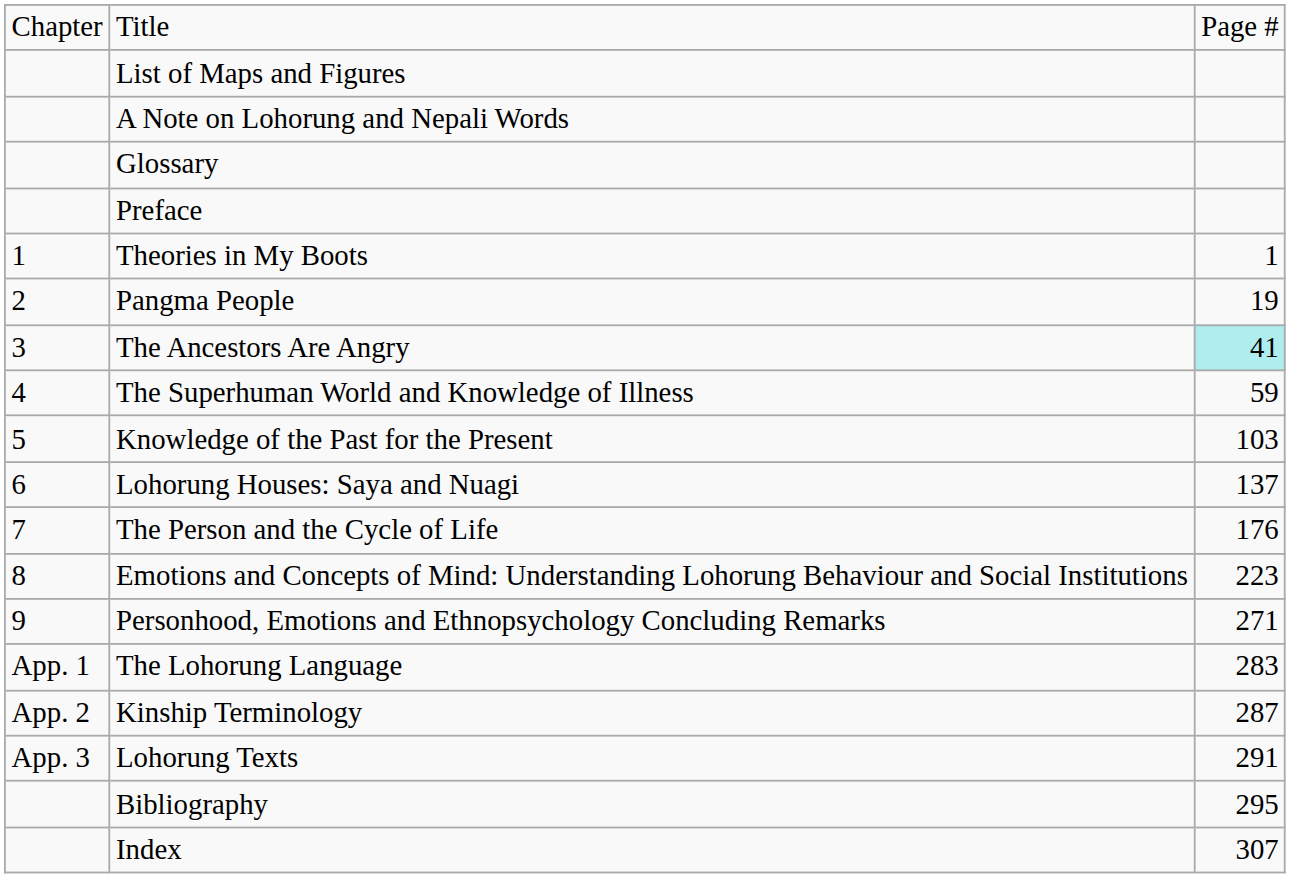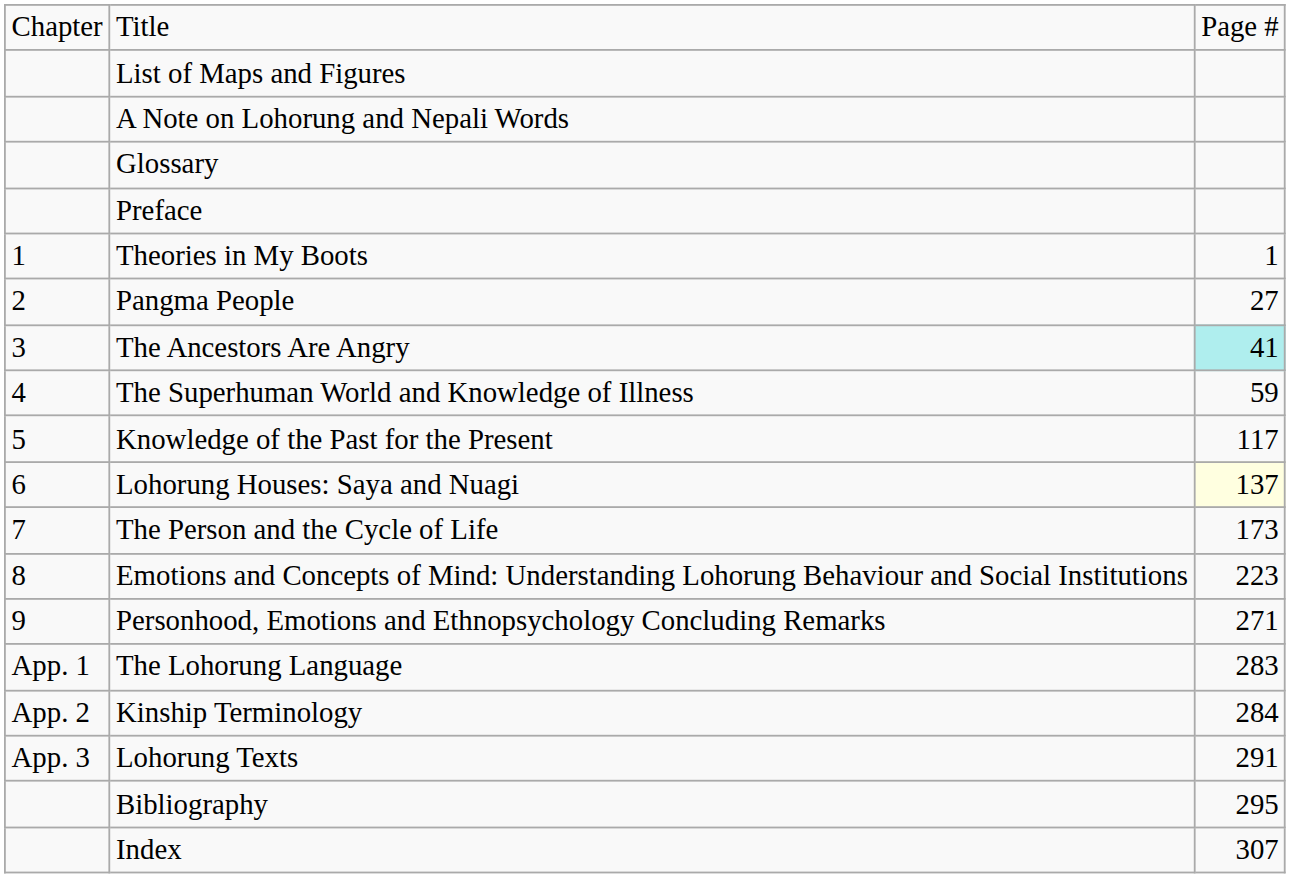(1264, 301) 19 -> (1264, 301) 27
(1257, 438) 103 -> (1258, 438) 117
(1257, 484) no background -> (1257, 484) lightyellow background
(1257, 529) 176 -> (1257, 529) 173
(1257, 712) 287 -> (1257, 712) 284
